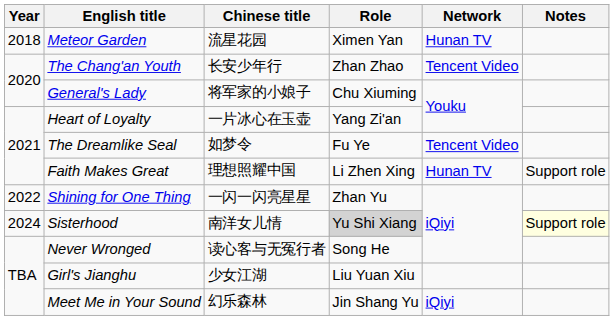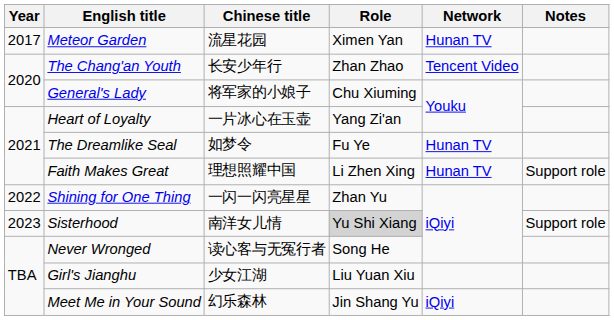(24, 40) 2018 -> (24, 40) 2017
(472, 145) Tencent Video -> (459, 145) Hunan TV
(24, 223) 2024 -> (24, 223) 2023
(565, 223) lightyellow background -> (565, 223) no background
